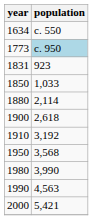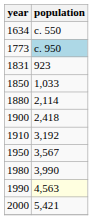(46, 118) 2,618 -> (46, 118) 2,418
(46, 153) 3,568 -> (46, 153) 3,567
(46, 188) no background -> (46, 188) lightyellow background
